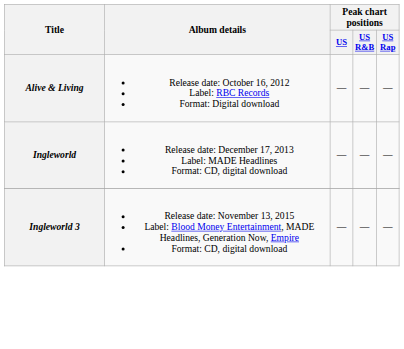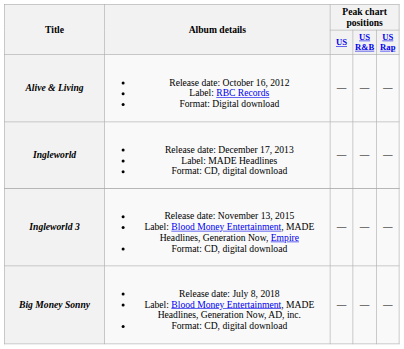+ row: (55, 305)
